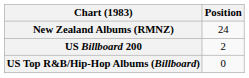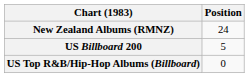(223, 47) 2 -> (223, 47) 5
